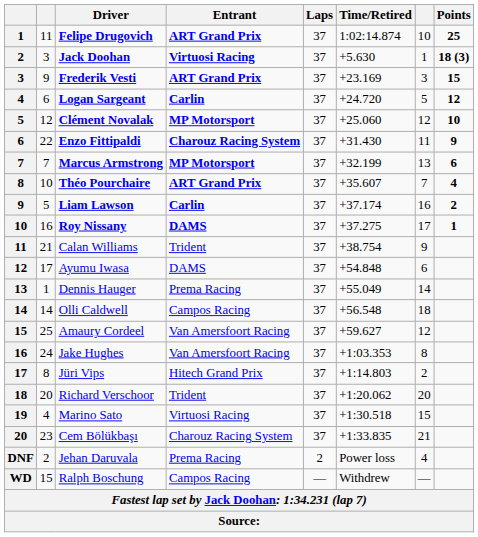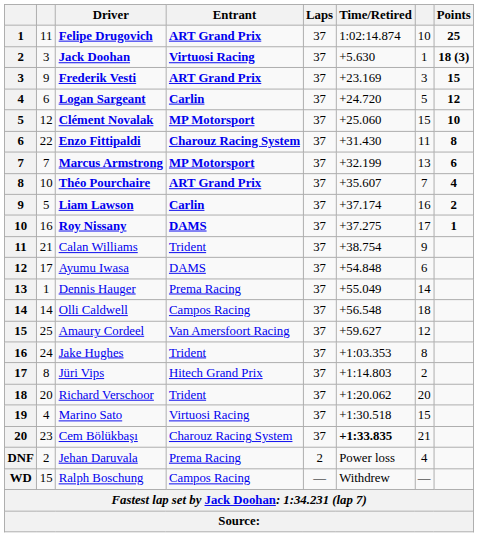(424, 120) 12 -> (424, 120) 15
(454, 141) 9 -> (454, 141) 8
(229, 352) Van Amersfoort Racing -> (188, 352) Trident
(365, 436) normal -> (366, 436) bold
